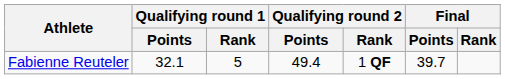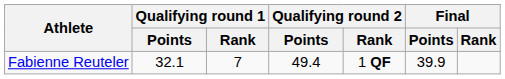(238, 63) 5 -> (238, 63) 7
(431, 63) 39.7 -> (431, 63) 39.9
